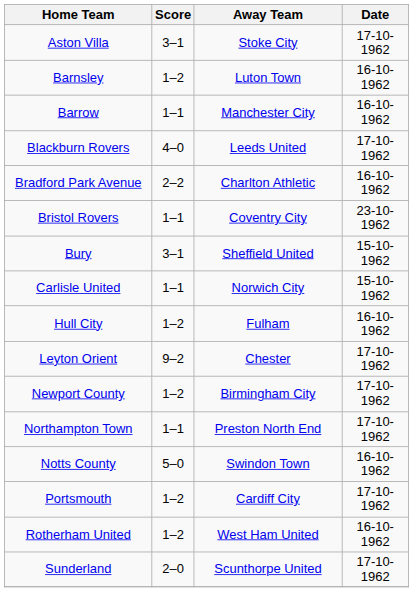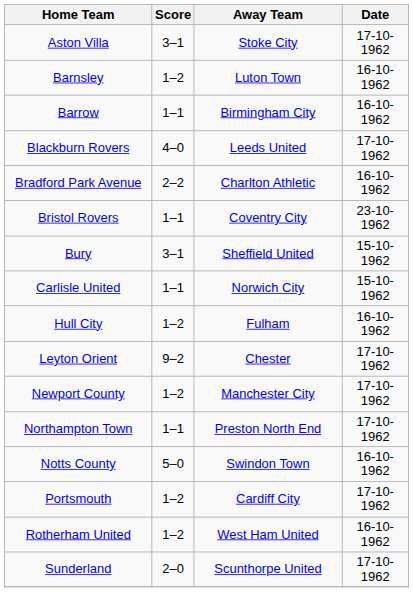(268, 112) Manchester City -> (268, 112) Birmingham City
(268, 393) Birmingham City -> (268, 393) Manchester City
